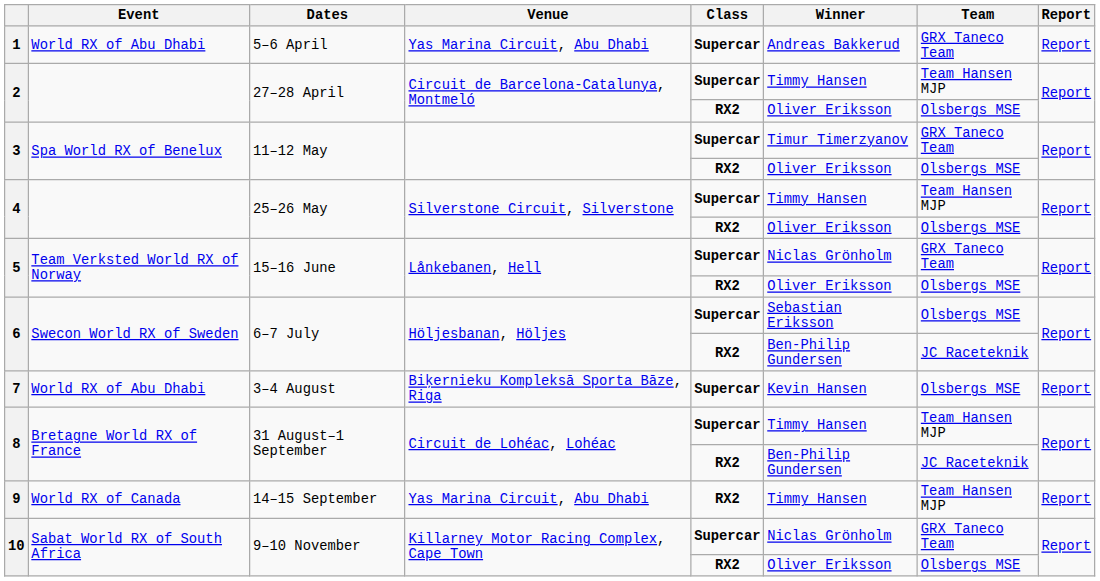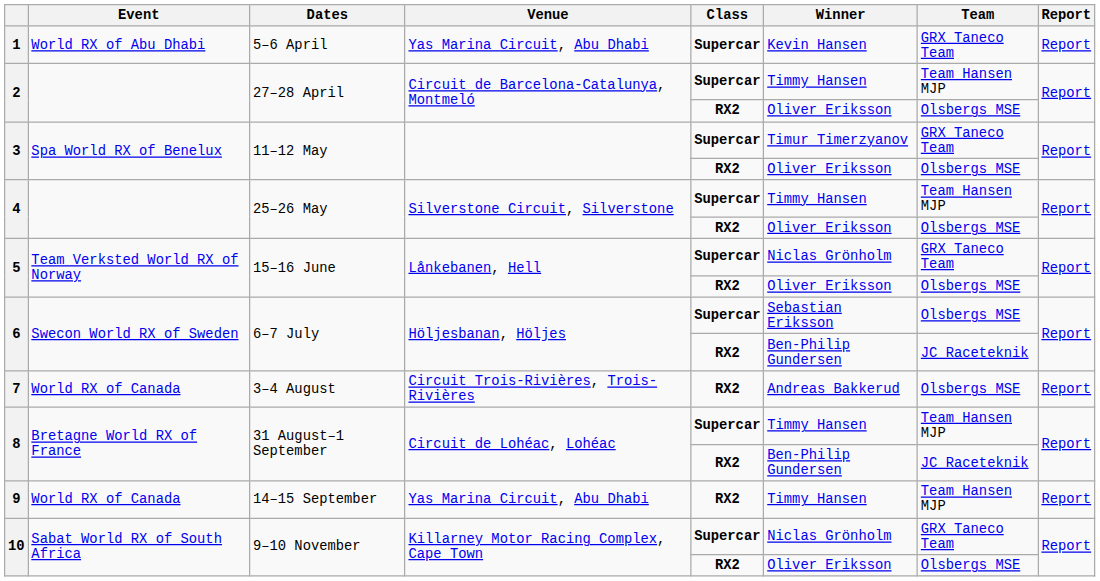(834, 45) Andreas Bakkerud -> (817, 45) Kevin Hansen
(118, 389) World RX of Abu Dhabi -> (106, 389) World RX of Canada
(545, 389) Biķernieku Kompleksā Sporta Bāze, Riga -> (533, 389) Circuit Trois-Rivières, Trois-Rivières
(727, 389) Supercar -> (727, 389) RX2
(817, 389) Kevin Hansen -> (834, 389) Andreas Bakkerud
